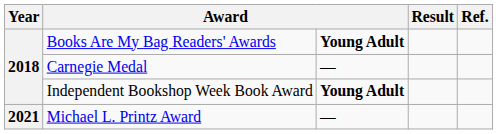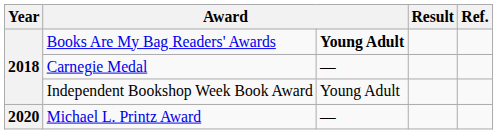(362, 91) bold -> (360, 91) normal
(24, 116) 2021 -> (24, 116) 2020
